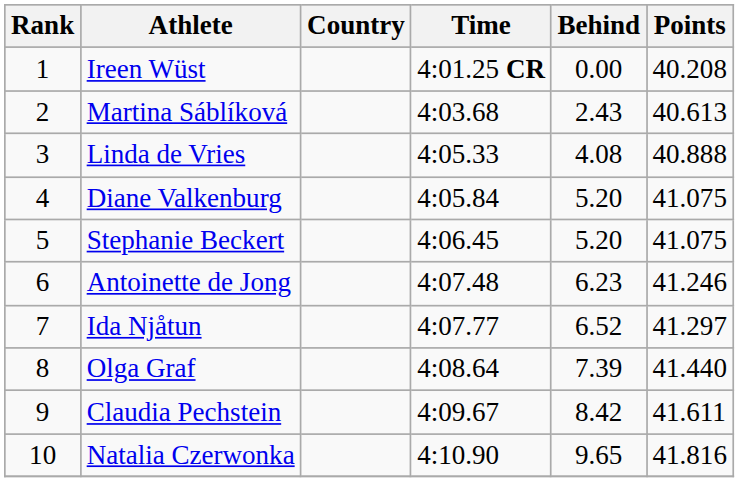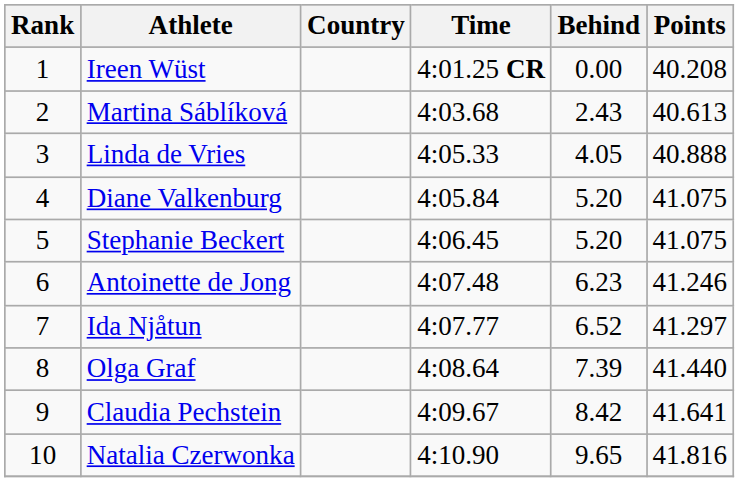(599, 154) 4.08 -> (599, 154) 4.05
(689, 411) 41.611 -> (690, 411) 41.641
